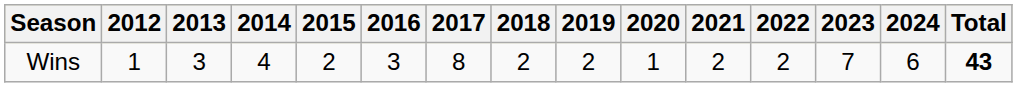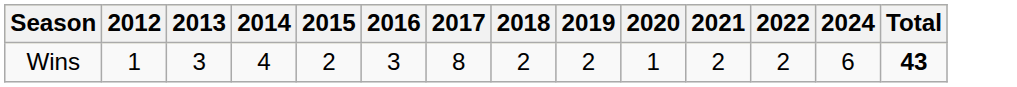- column: (848, 23)
